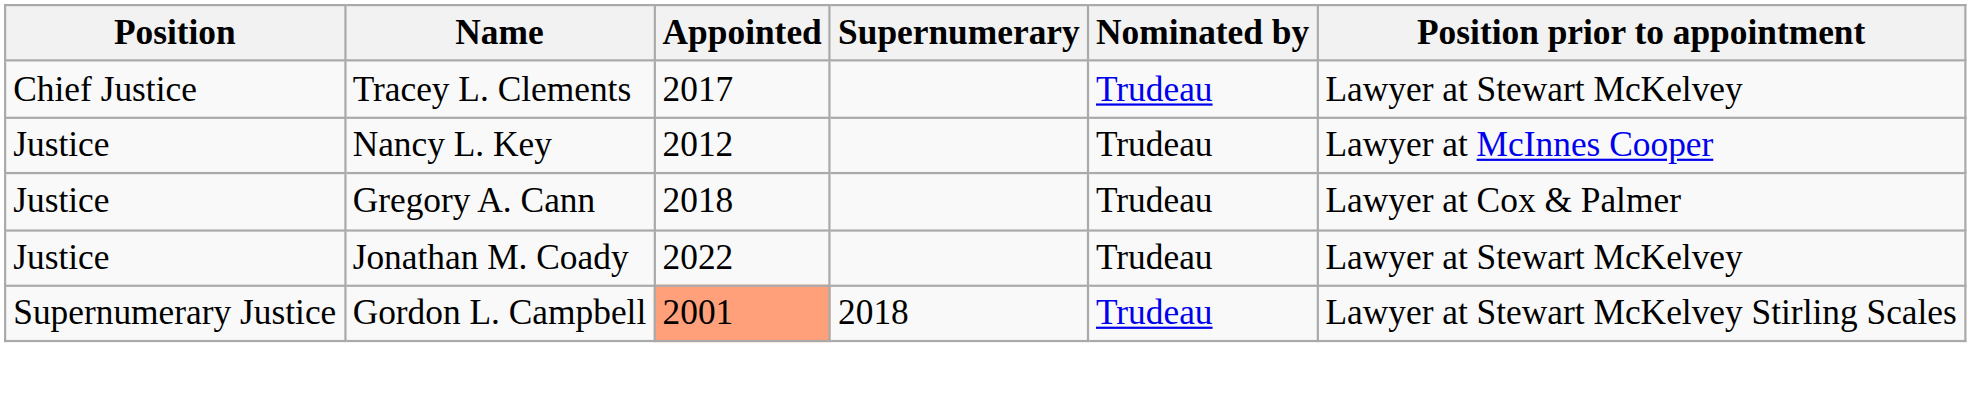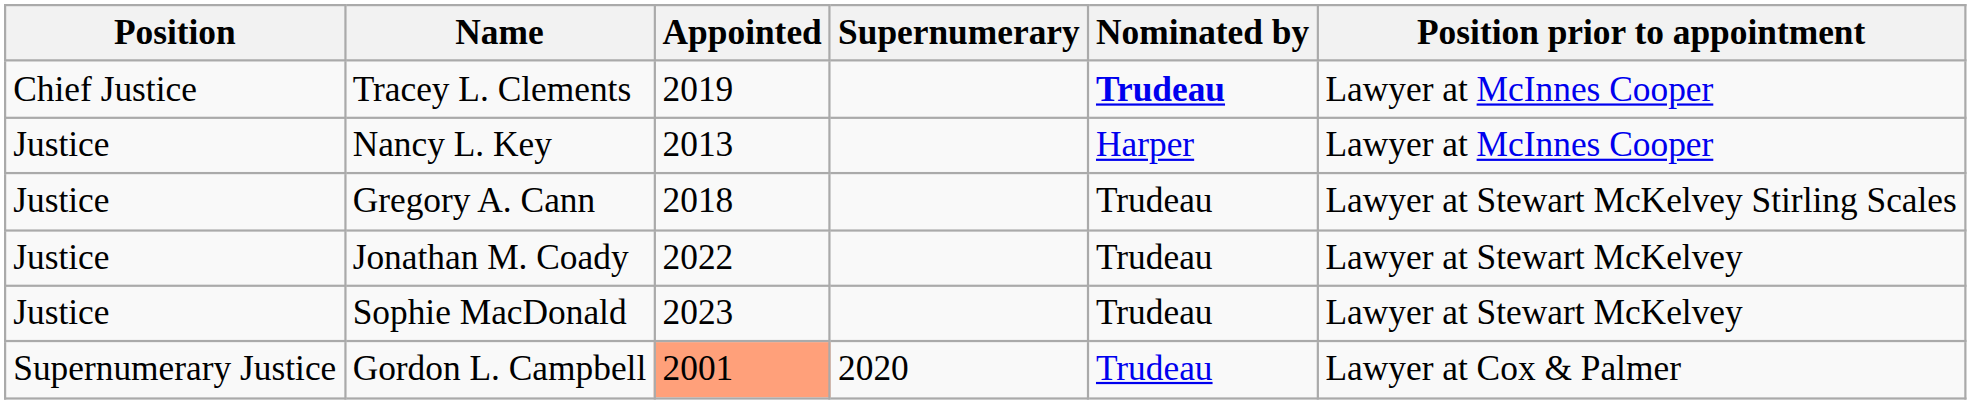(698, 88) 2017 -> (698, 88) 2019
(1154, 88) normal -> (1161, 88) bold
(1534, 88) Lawyer at Stewart McKelvey -> (1519, 88) Lawyer at McInnes Cooper
(698, 144) 2012 -> (698, 144) 2013
(1154, 144) Trudeau -> (1145, 144) Harper
(1503, 200) Lawyer at Cox & Palmer -> (1641, 200) Lawyer at Stewart McKelvey Stirling Scales
+ row: (490, 312)
(873, 312) 2018 -> (873, 369) 2020
(1641, 312) Lawyer at Stewart McKelvey Stirling Scales -> (1503, 369) Lawyer at Cox & Palmer
